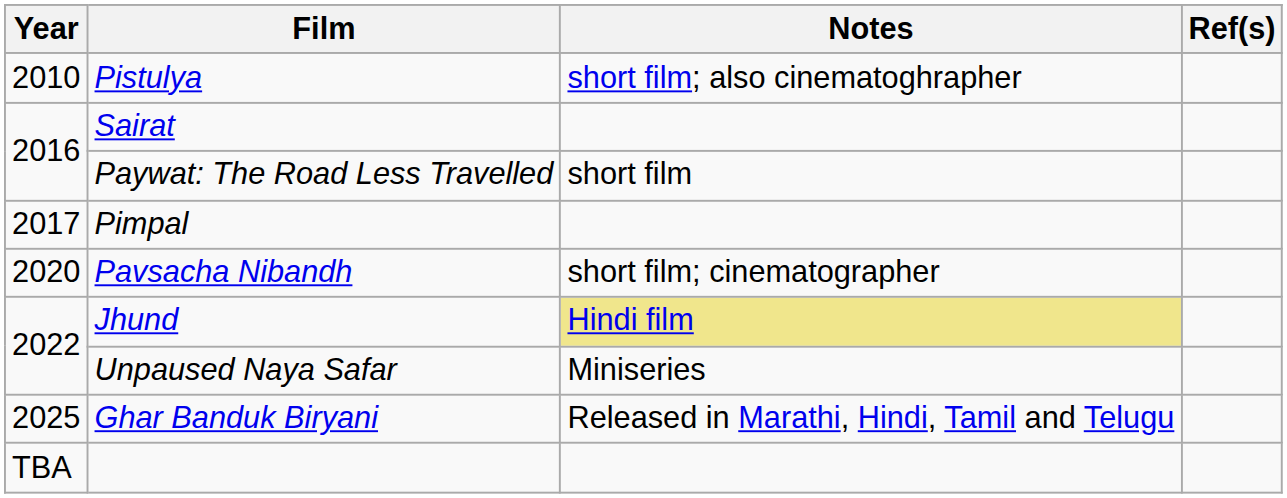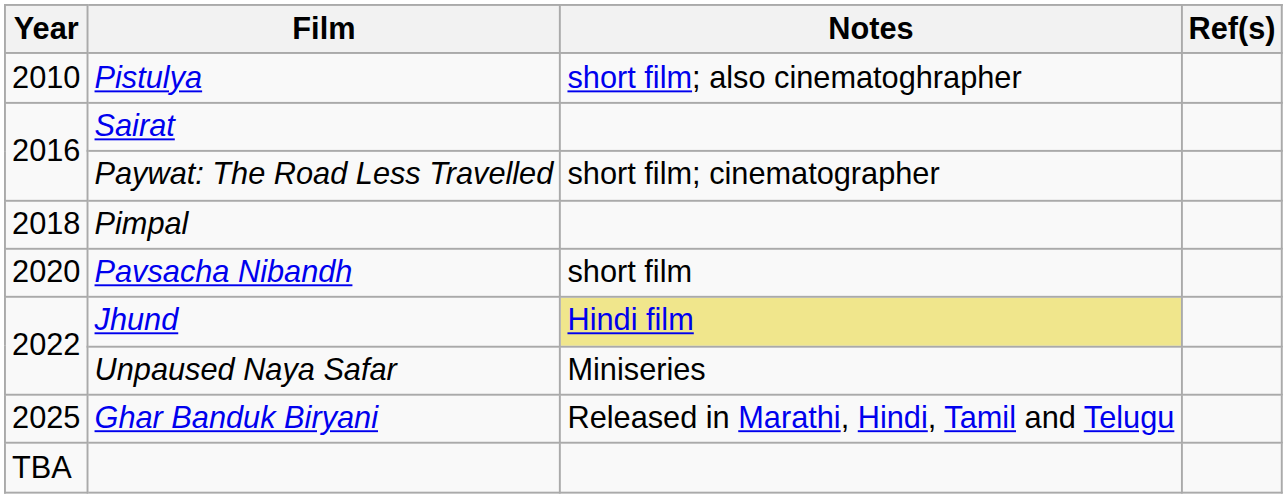(630, 175) short film -> (754, 175) short film; cinematographer
(46, 223) 2017 -> (46, 223) 2018
(754, 272) short film; cinematographer -> (630, 272) short film
